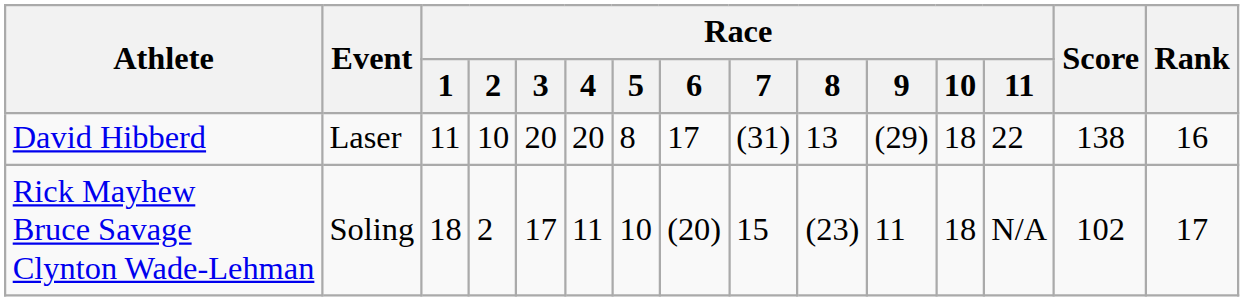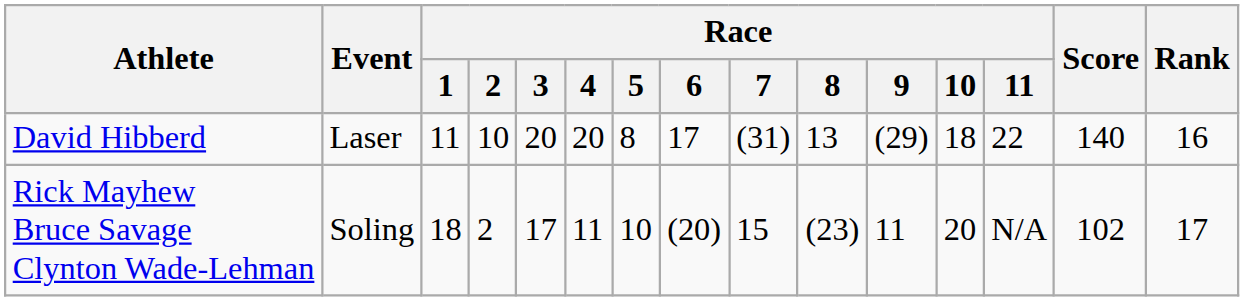(1101, 138) 138 -> (1101, 138) 140
(960, 230) 18 -> (960, 230) 20
